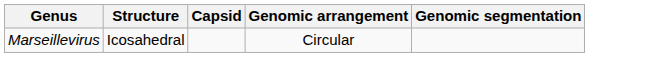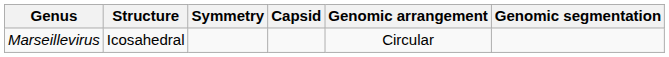+ column: (228, 16)
